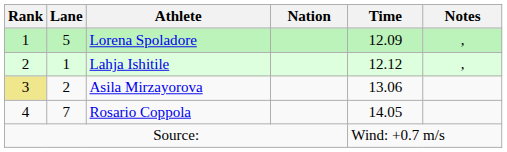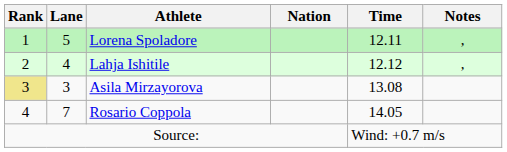(385, 40) 12.09 -> (385, 40) 12.11
(66, 64) 1 -> (66, 64) 4
(66, 87) 2 -> (66, 87) 3
(385, 87) 13.06 -> (385, 87) 13.08
